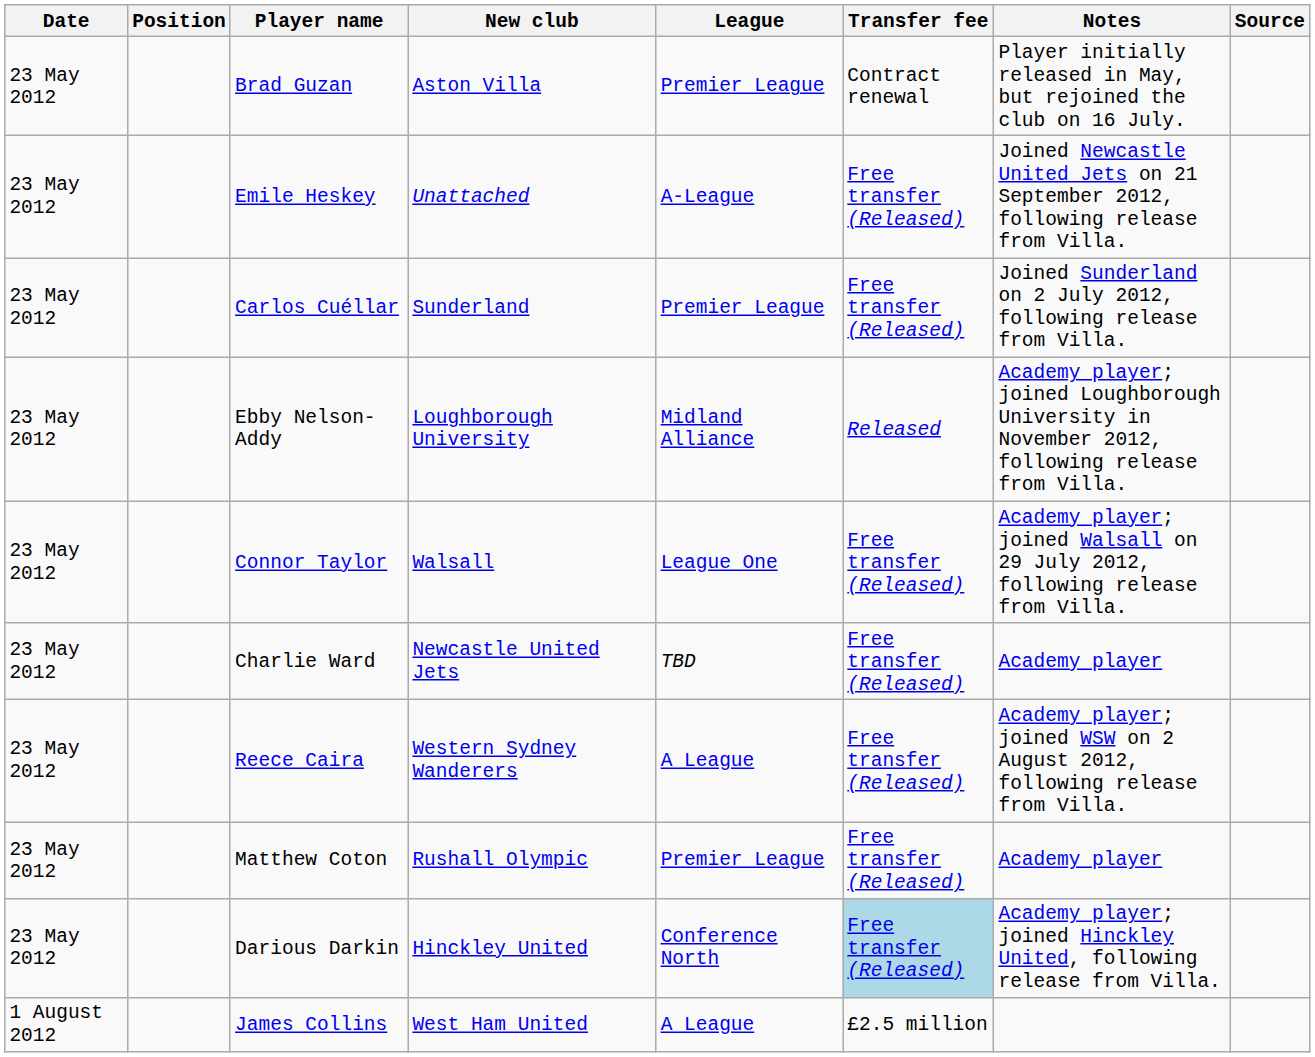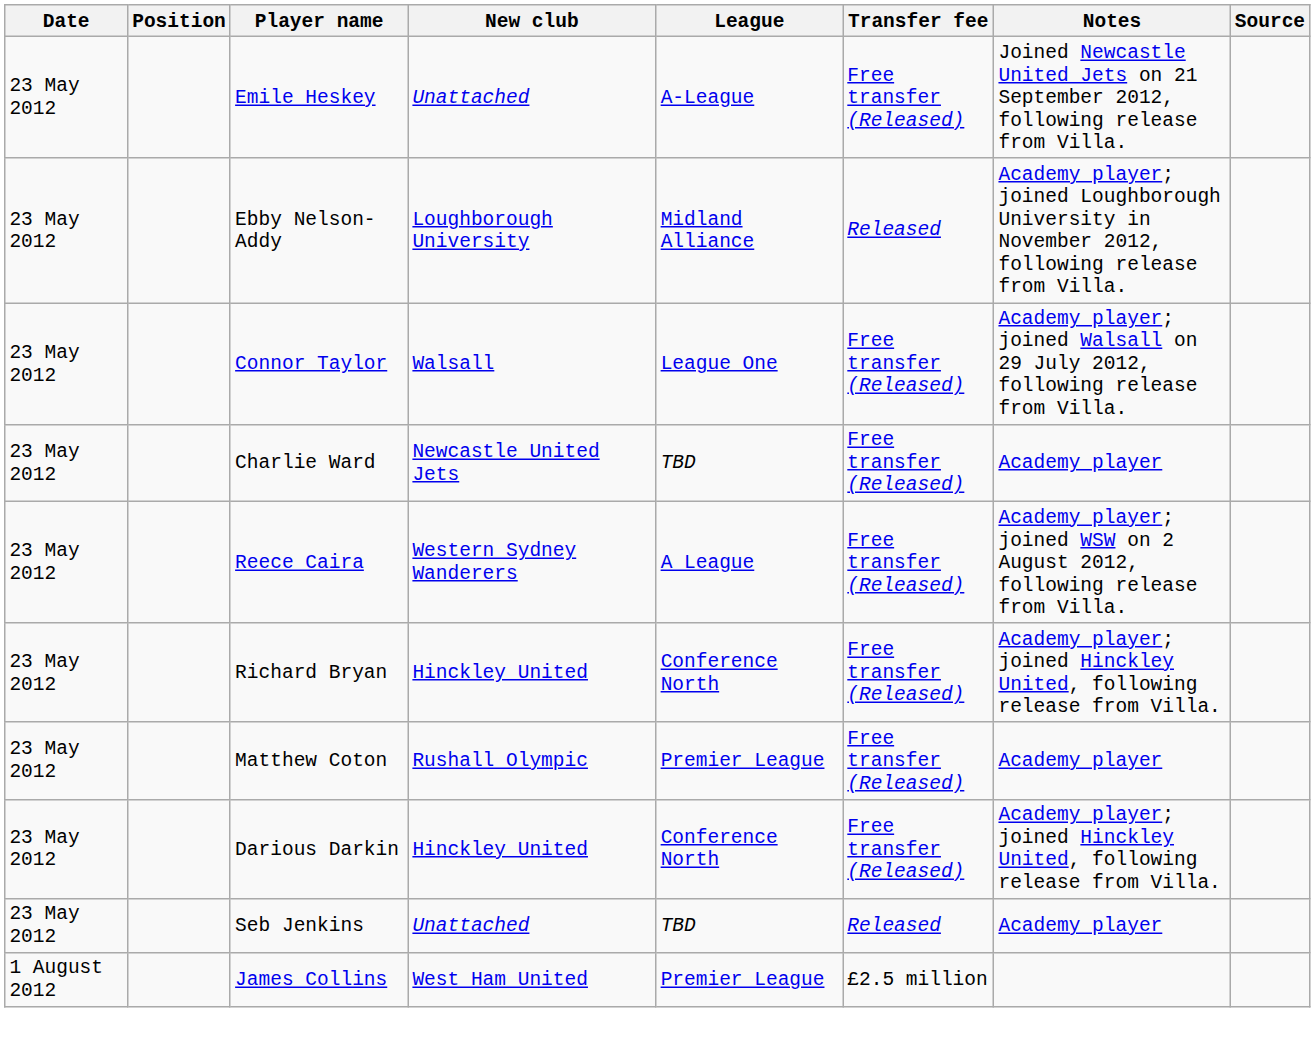- row: (294, 86)
- row: (317, 307)
+ row: (311, 673)
(906, 948) lightblue background -> (906, 849) no background
+ row: (299, 925)
(707, 1025) A League -> (743, 980) Premier League
